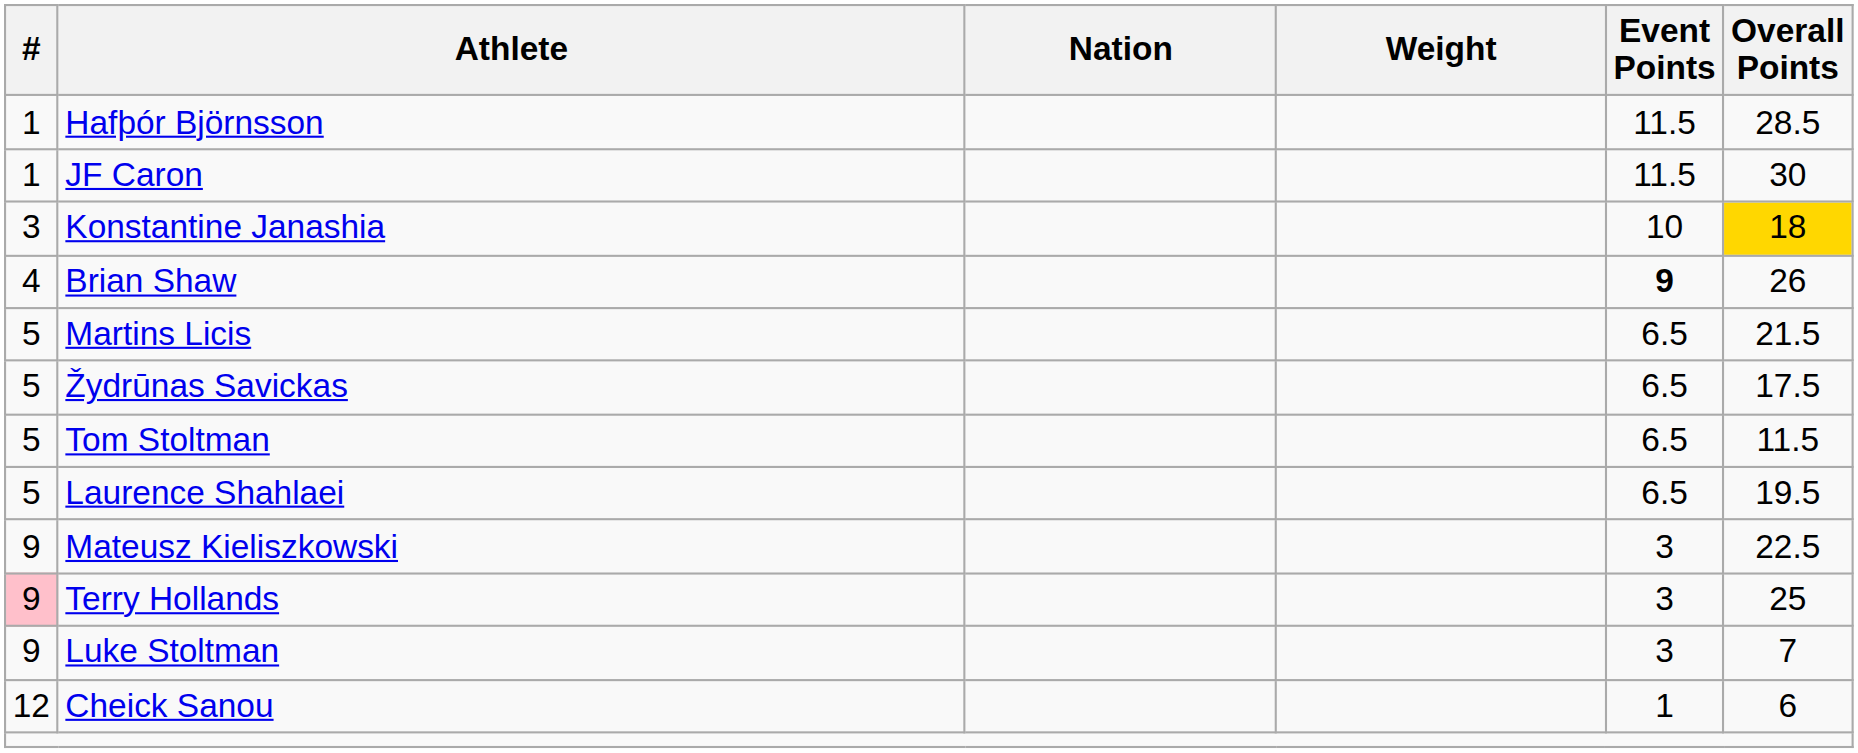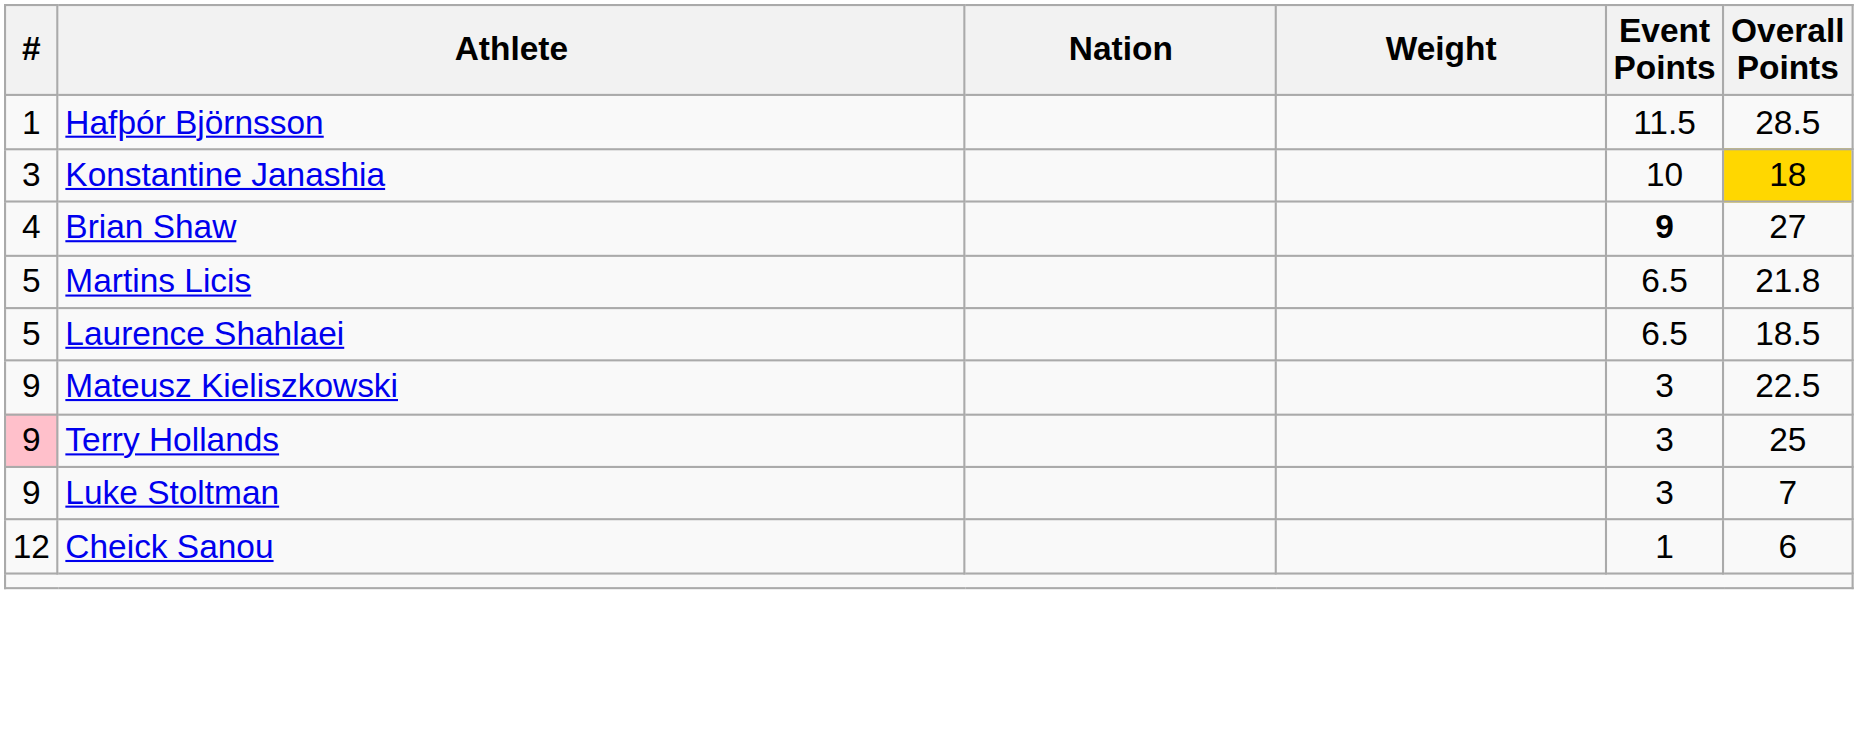- row: (134, 174)
(1788, 280) 26 -> (1788, 227) 27
(1788, 333) 21.5 -> (1788, 280) 21.8
- row: (207, 386)
- row: (168, 439)
(1788, 492) 19.5 -> (1788, 333) 18.5
